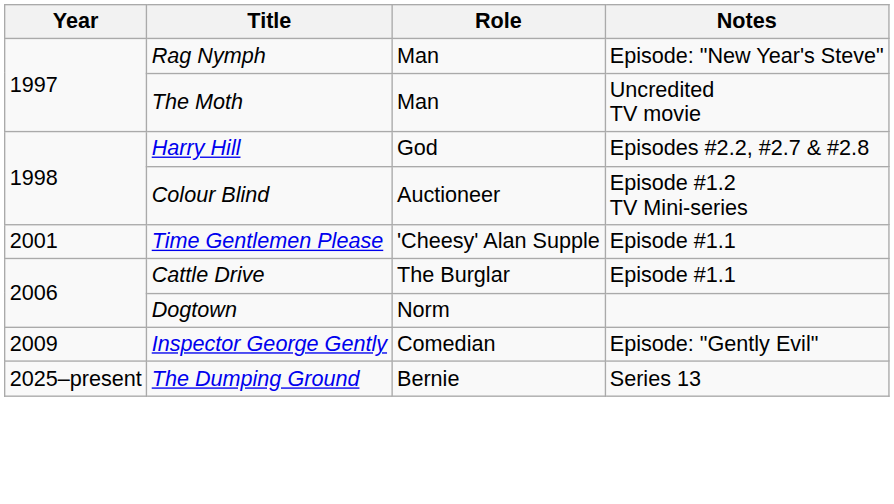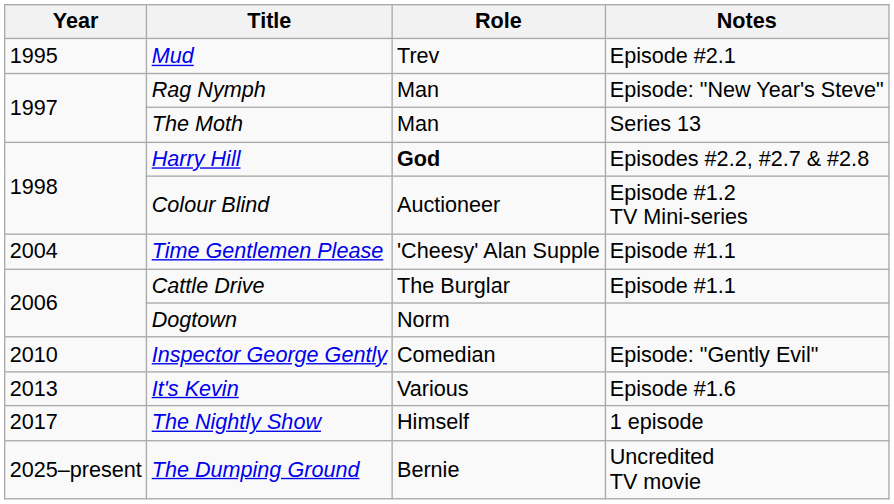+ row: (173, 55)
(662, 102) Uncredited TV movie -> (655, 124) Series 13
(417, 148) normal -> (419, 158) bold
(34, 241) 2001 -> (34, 251) 2004
(34, 344) 2009 -> (34, 354) 2010
+ row: (195, 388)
+ row: (236, 422)
(655, 378) Series 13 -> (662, 469) Uncredited TV movie
